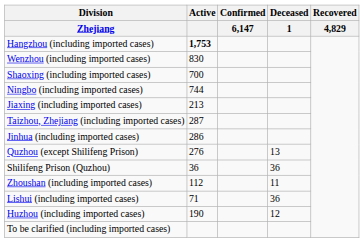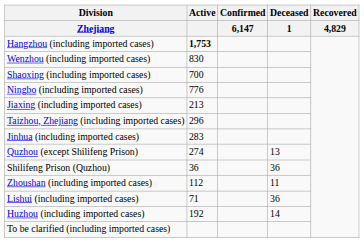(196, 90) 744 -> (196, 90) 776
(196, 121) 287 -> (196, 121) 296
(196, 136) 286 -> (196, 136) 283
(196, 152) 276 -> (196, 152) 274
(196, 214) 190 -> (196, 214) 192
(275, 214) 12 -> (275, 214) 14
